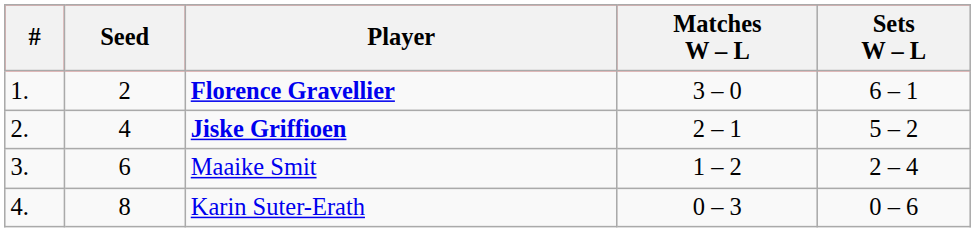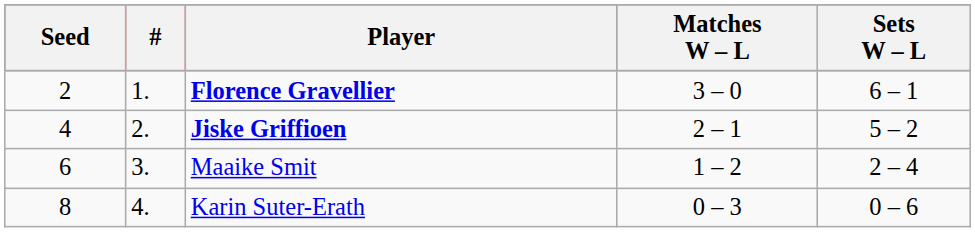columns swapped: (35, 37) <-> (125, 37)
